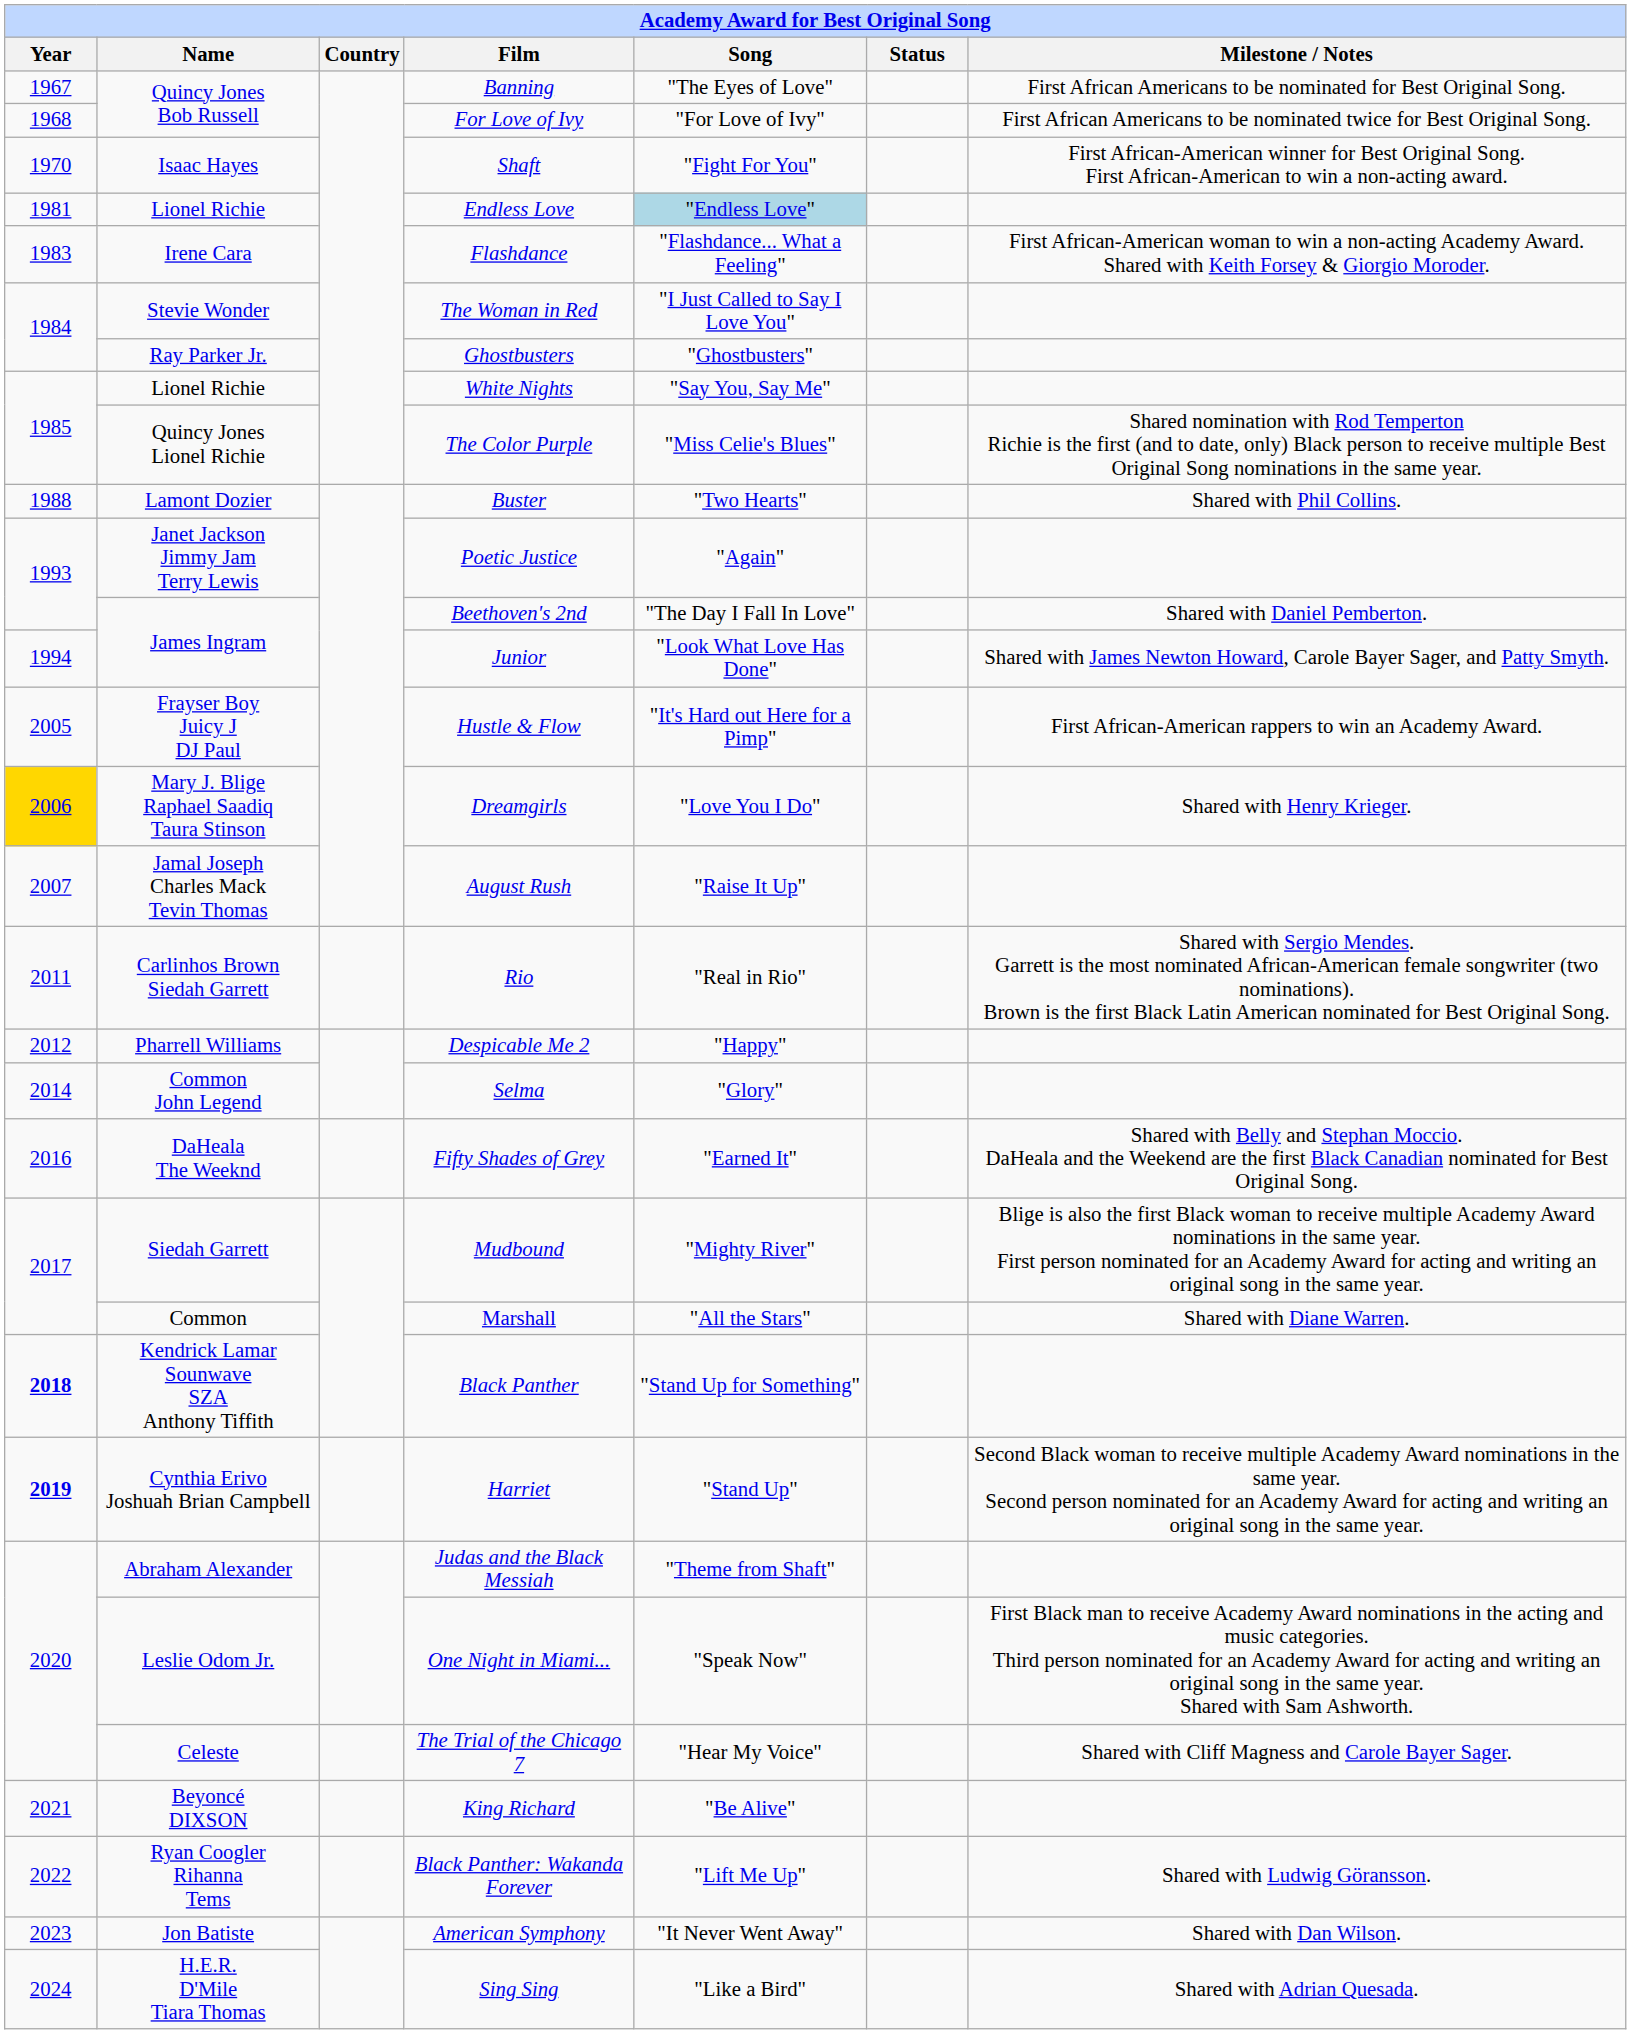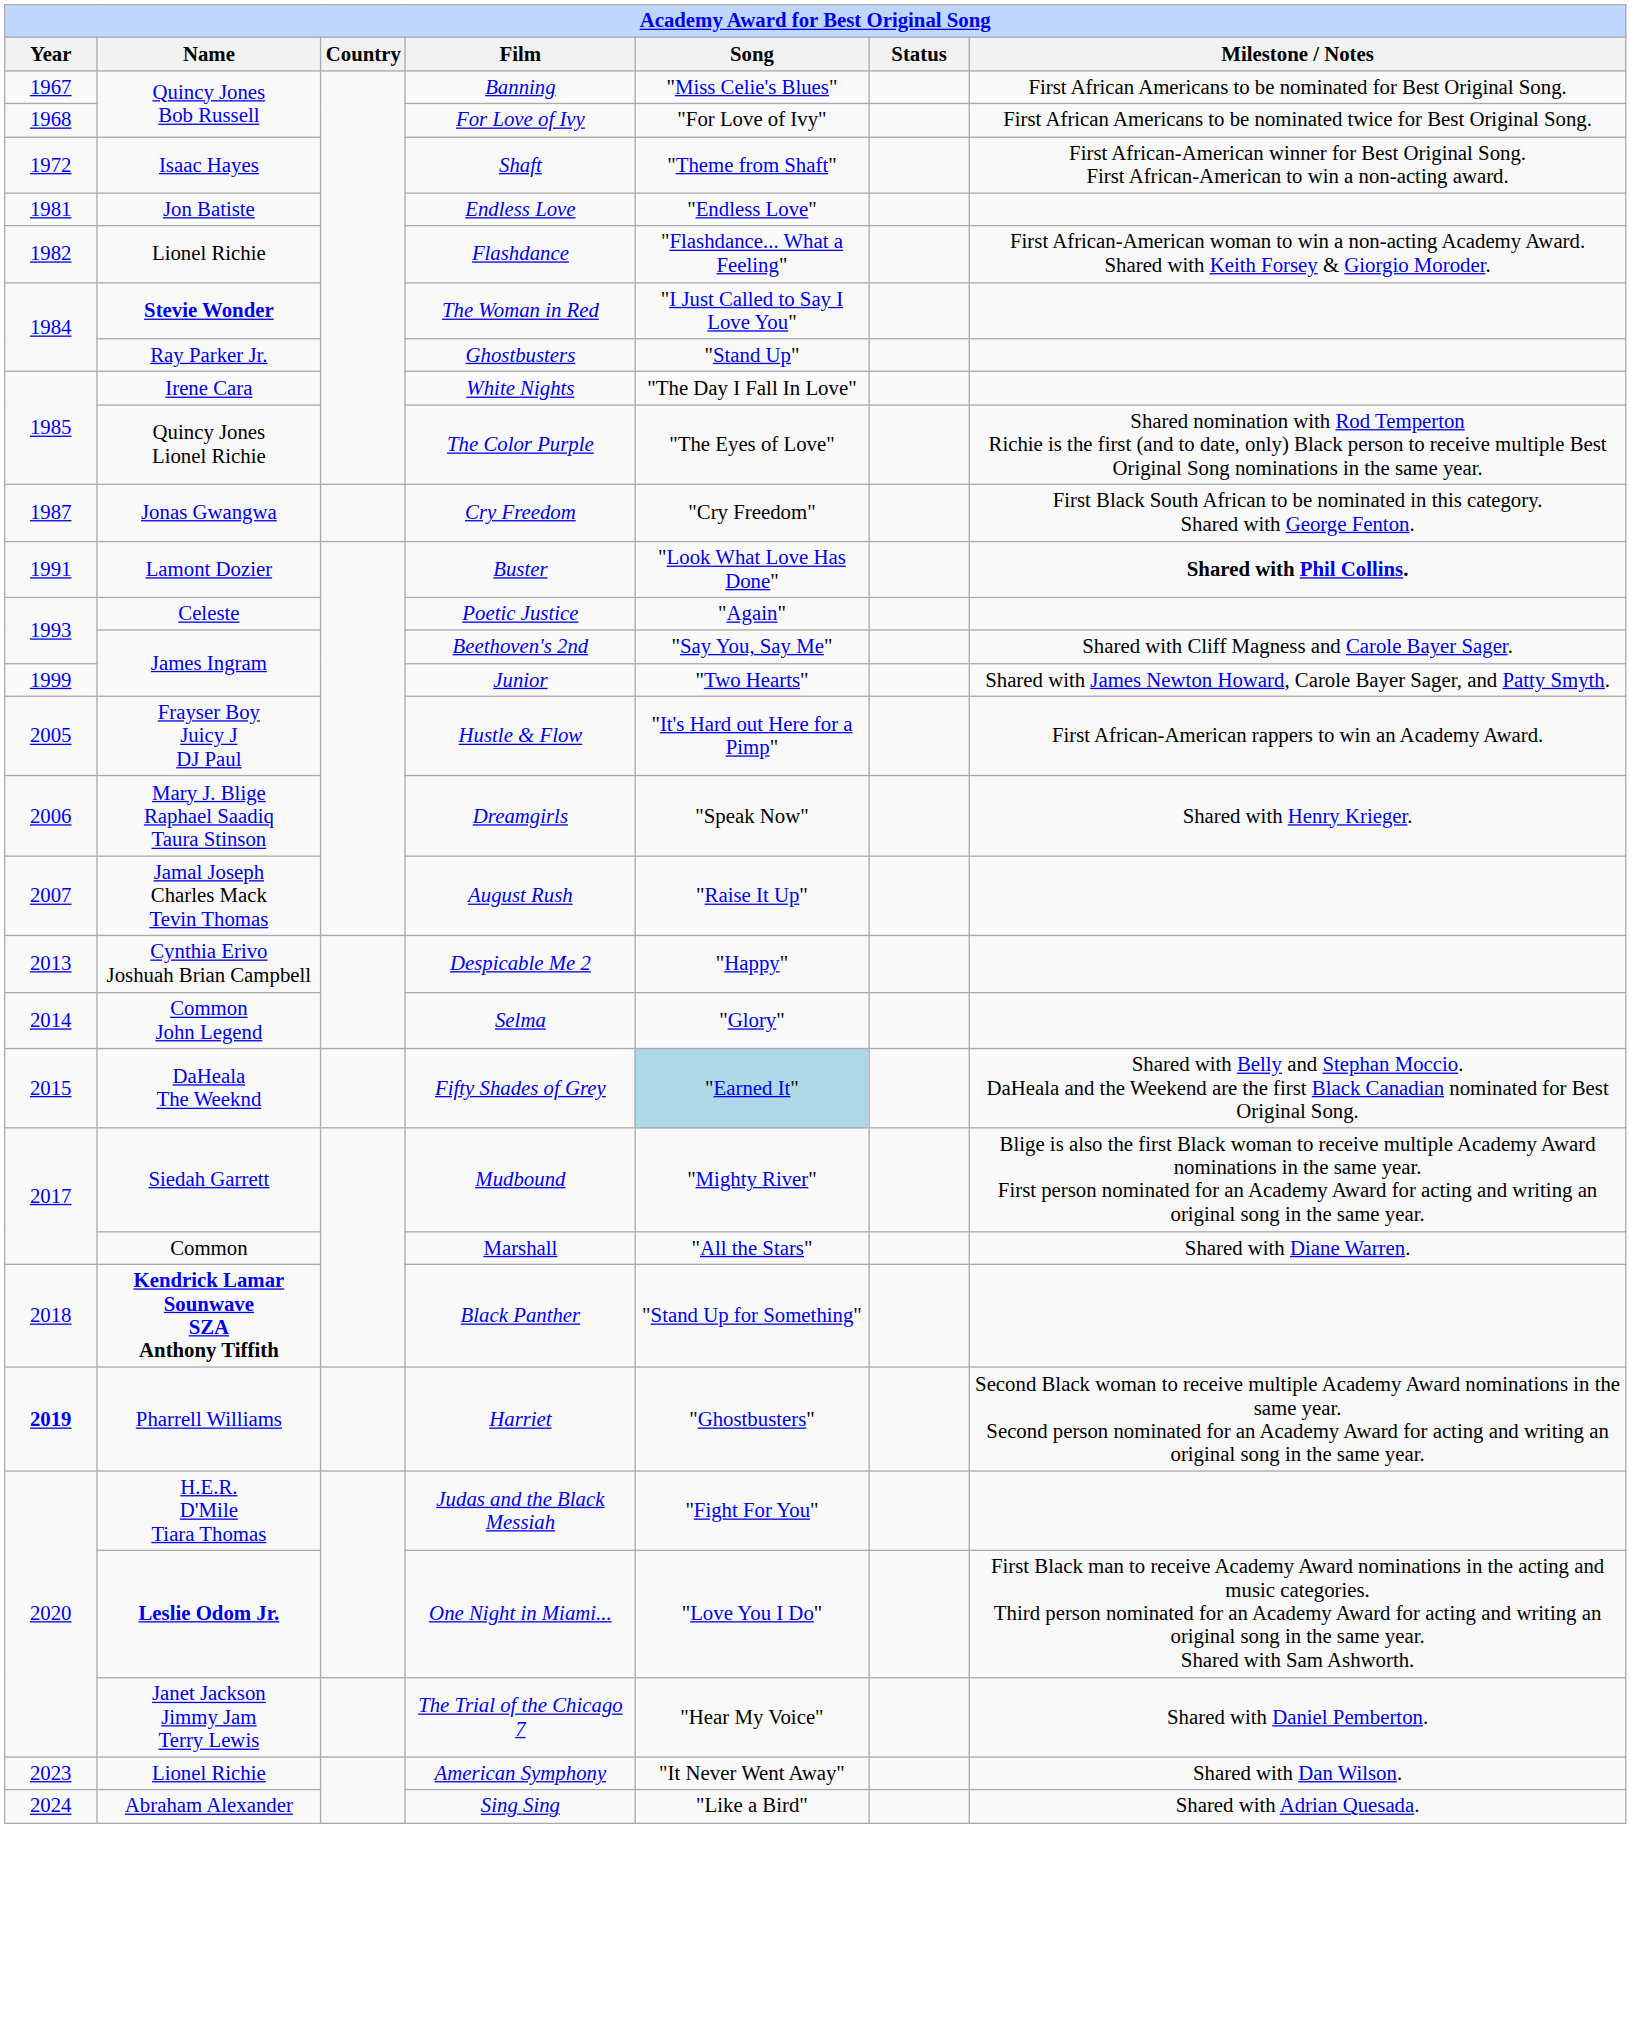(750, 86) "The Eyes of Love" -> (752, 86) "Miss Celie's Blues"
(51, 164) 1970 -> (51, 164) 1972
(750, 164) "Fight For You" -> (752, 164) "Theme from Shaft"
(208, 209) Lionel Richie -> (209, 209) Jon Batiste
(750, 209) lightblue background -> (752, 209) no background
(51, 254) 1983 -> (51, 254) 1982
(208, 254) Irene Cara -> (209, 254) Lionel Richie
(208, 310) normal -> (209, 310) bold
(750, 355) "Ghostbusters" -> (752, 355) "Stand Up"
(208, 388) Lionel Richie -> (209, 388) Irene Cara
(750, 388) "Say You, Say Me" -> (752, 388) "The Day I Fall In Love"
(750, 444) "Miss Celie's Blues" -> (752, 444) "The Eyes of Love"
+ row: (520, 512)
(51, 500) 1988 -> (51, 568) 1991
(750, 500) "Two Hearts" -> (752, 568) "Look What Love Has Done"
(1297, 500) normal -> (1298, 568) bold
(208, 557) Janet Jackson Jimmy Jam Terry Lewis -> (209, 613) Celeste
(750, 613) "The Day I Fall In Love" -> (752, 646) "Say You, Say Me"
(1297, 613) Shared with Daniel Pemberton. -> (1298, 646) Shared with Cliff Magness and Carole Bayer Sager.
(51, 658) 1994 -> (51, 679) 1999
(750, 658) "Look What Love Has Done" -> (752, 679) "Two Hearts"
(51, 806) gold background -> (51, 815) no background
(750, 806) "Love You I Do" -> (752, 815) "Speak Now"
- row: (519, 977)
(51, 1045) 2012 -> (51, 963) 2013
(208, 1045) Pharrell Williams -> (209, 963) Cynthia Erivo Joshuah Brian Campbell
(51, 1158) 2016 -> (51, 1088) 2015
(750, 1158) no background -> (752, 1088) lightblue background
(51, 1385) bold -> (51, 1315) normal
(208, 1385) normal -> (209, 1315) bold
(208, 1489) Cynthia Erivo Joshuah Brian Campbell -> (209, 1418) Pharrell Williams
(750, 1489) "Stand Up" -> (752, 1418) "Ghostbusters"
(208, 1568) Abraham Alexander -> (209, 1510) H.E.R. D'Mile Tiara Thomas
(750, 1568) "Theme from Shaft" -> (752, 1510) "Fight For You"
(208, 1660) normal -> (209, 1613) bold
(750, 1660) "Speak Now" -> (752, 1613) "Love You I Do"
(208, 1751) Celeste -> (209, 1716) Janet Jackson Jimmy Jam Terry Lewis
(1297, 1751) Shared with Cliff Magness and Carole Bayer Sager. -> (1298, 1716) Shared with Daniel Pemberton.
- row: (519, 1808)
- row: (519, 1876)
(208, 1932) Jon Batiste -> (209, 1773) Lionel Richie
(208, 1989) H.E.R. D'Mile Tiara Thomas -> (209, 1806) Abraham Alexander
